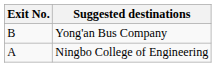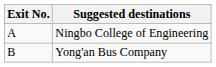rows swapped: (132, 52) <-> (111, 33)
